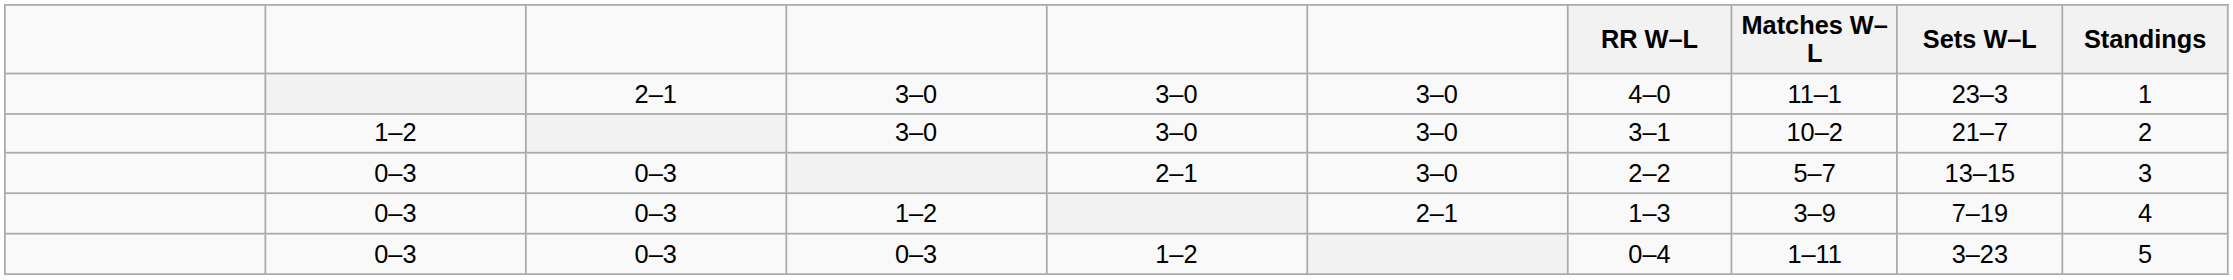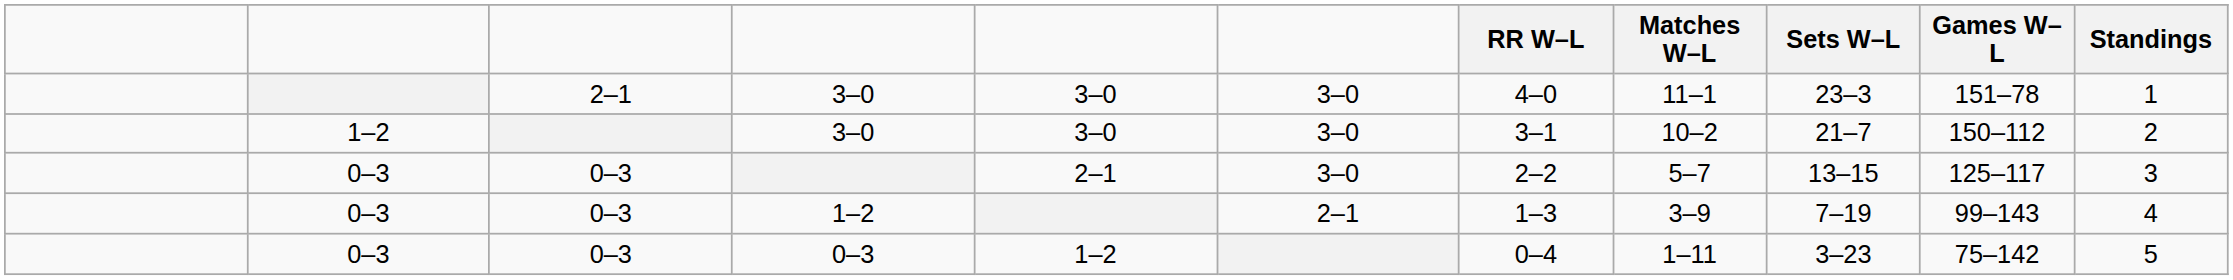+ column: (1997, 39)
